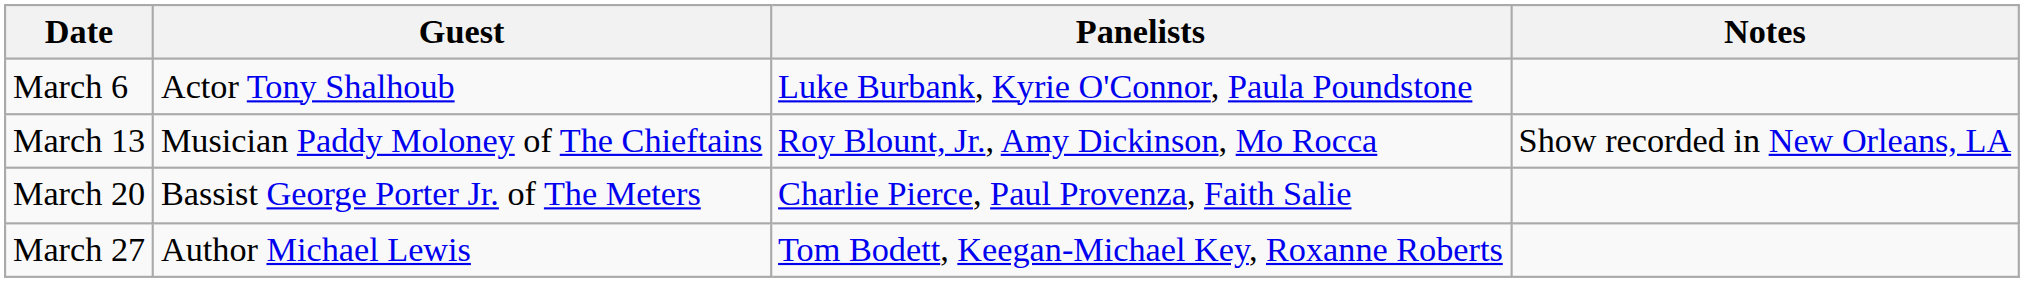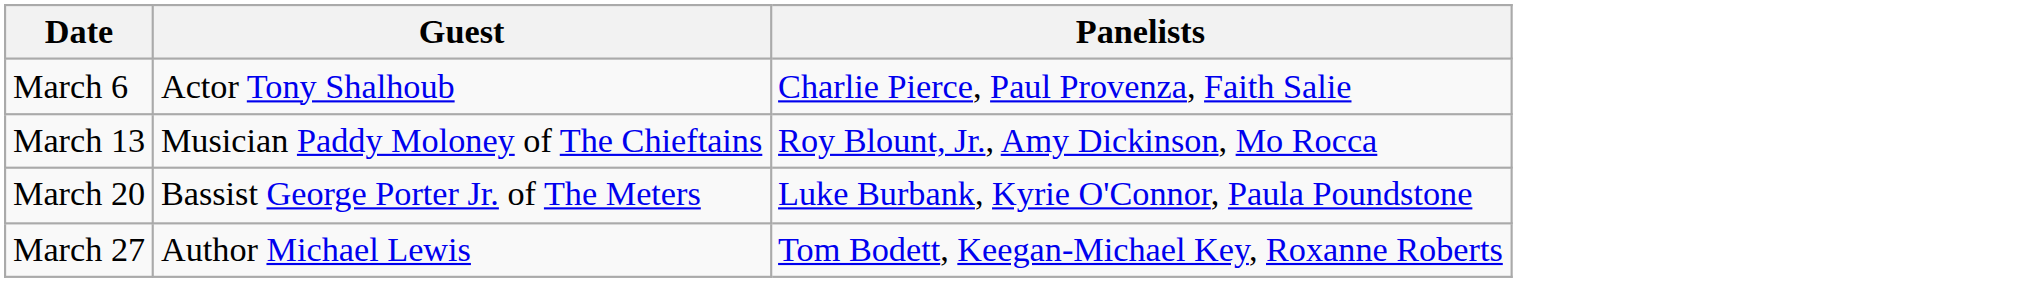- column: (1765, 31)
(1125, 85) Luke Burbank, Kyrie O'Connor, Paula Poundstone -> (1065, 85) Charlie Pierce, Paul Provenza, Faith Salie
(1065, 194) Charlie Pierce, Paul Provenza, Faith Salie -> (1125, 194) Luke Burbank, Kyrie O'Connor, Paula Poundstone
